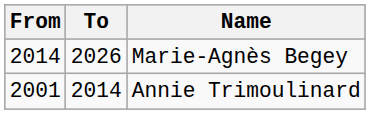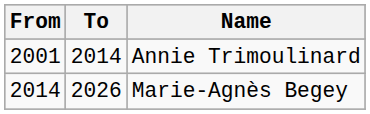rows swapped: (246, 91) <-> (240, 57)
